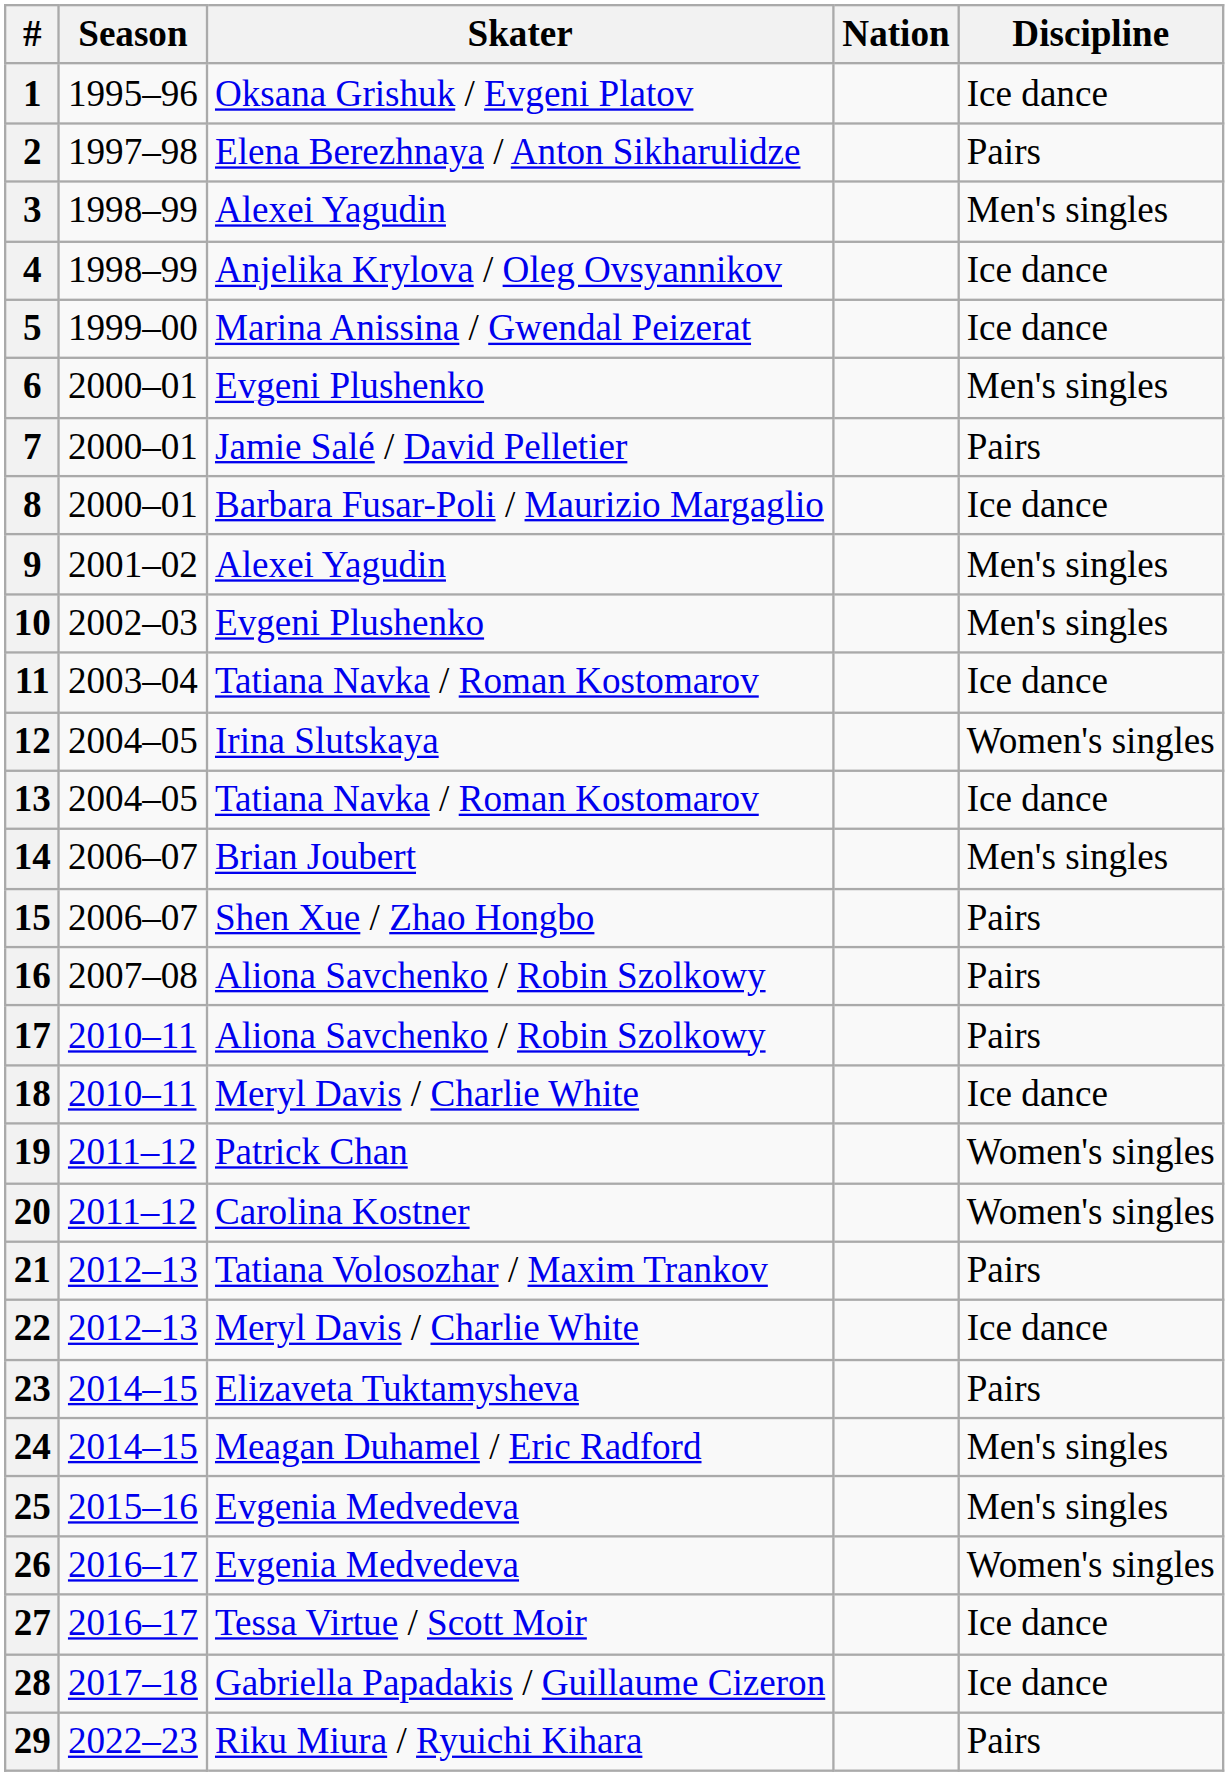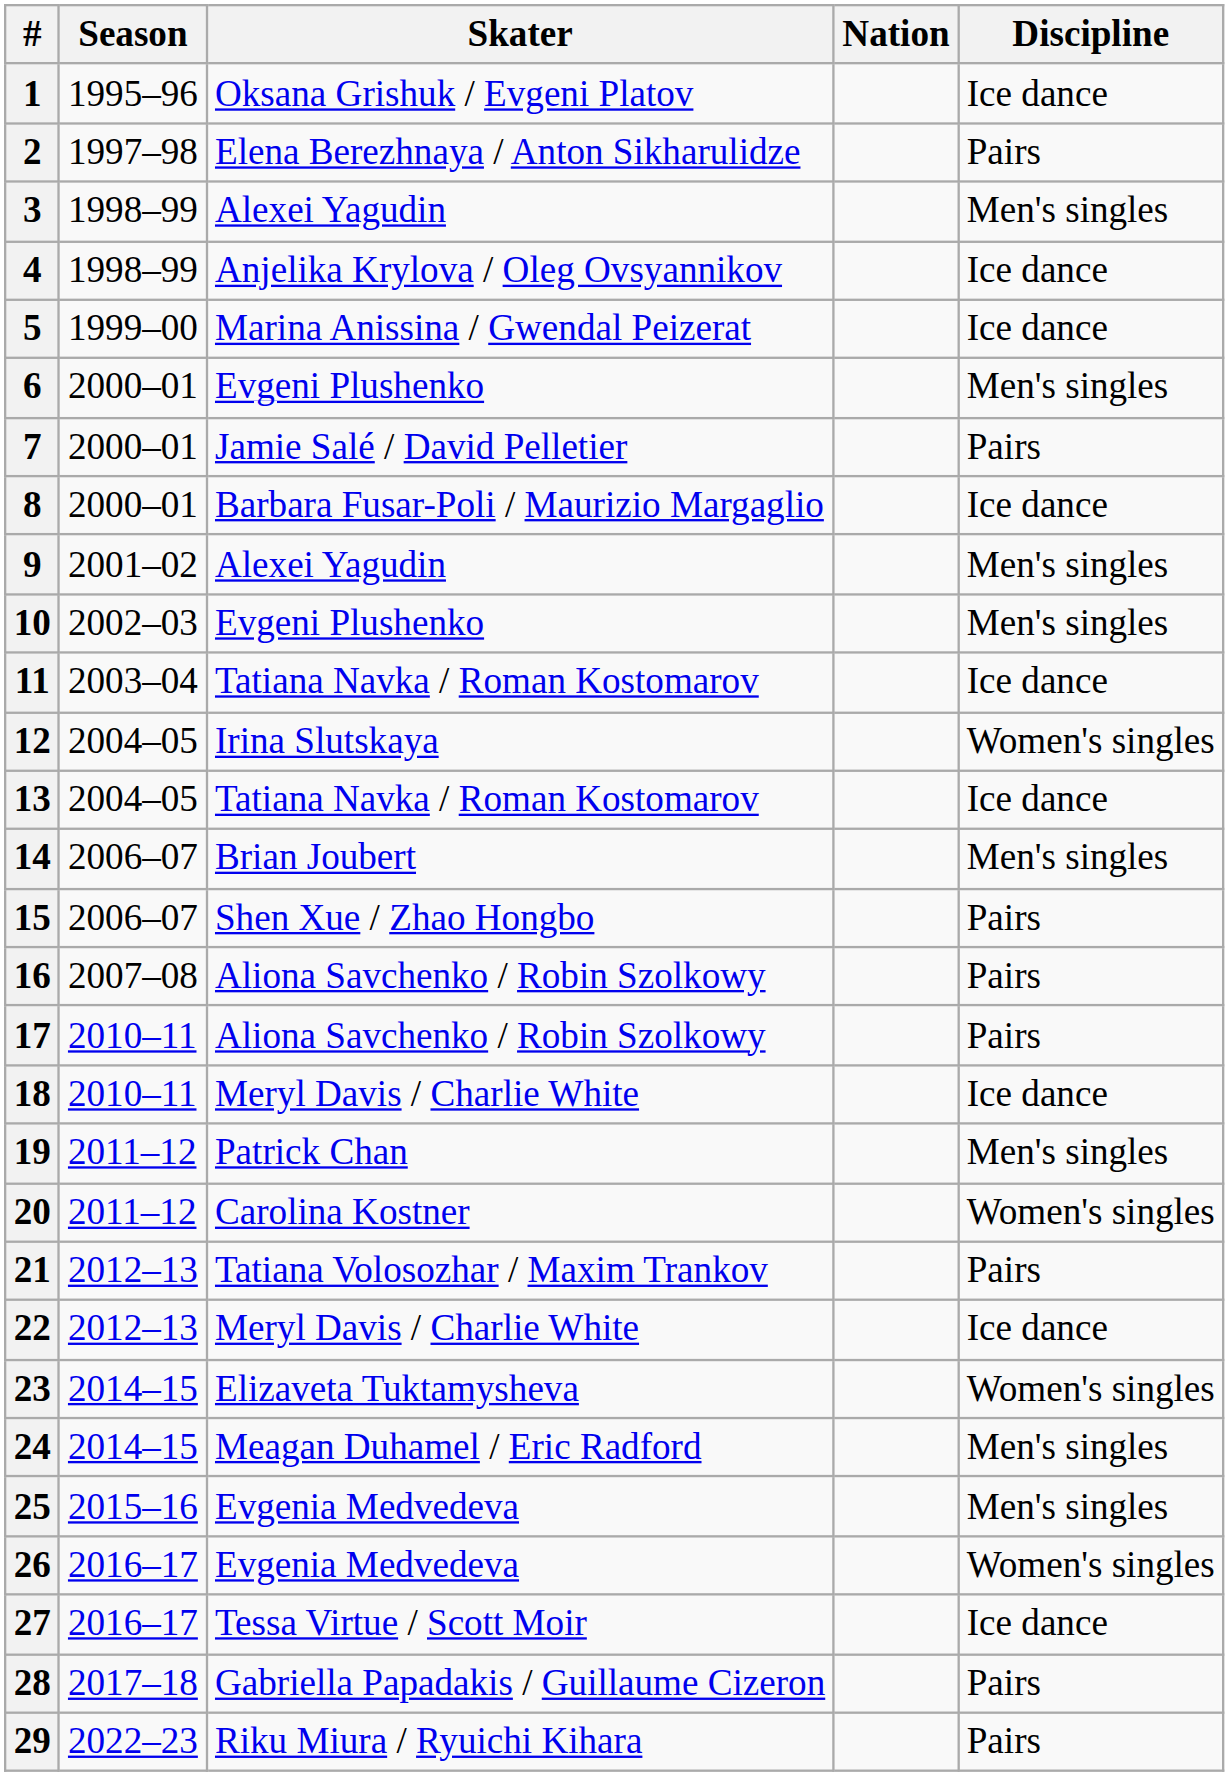(1091, 1152) Women's singles -> (1068, 1152) Men's singles
(1004, 1387) Pairs -> (1091, 1387) Women's singles
(1037, 1682) Ice dance -> (1004, 1682) Pairs
